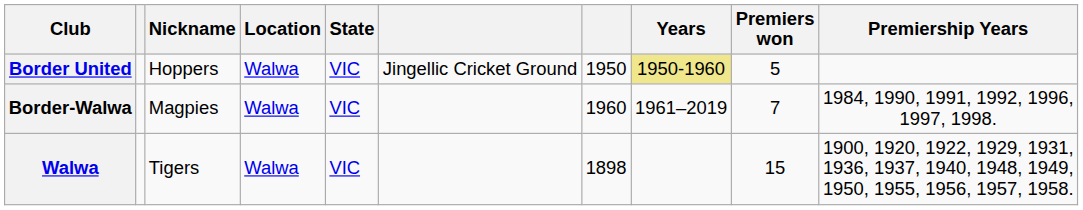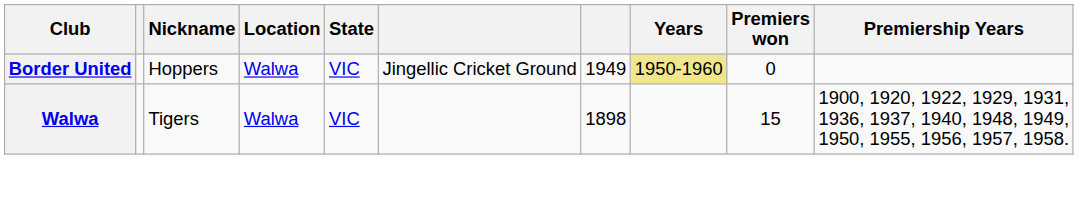(606, 68) 1950 -> (606, 68) 1949
(775, 68) 5 -> (771, 68) 0
- row: (70, 108)
